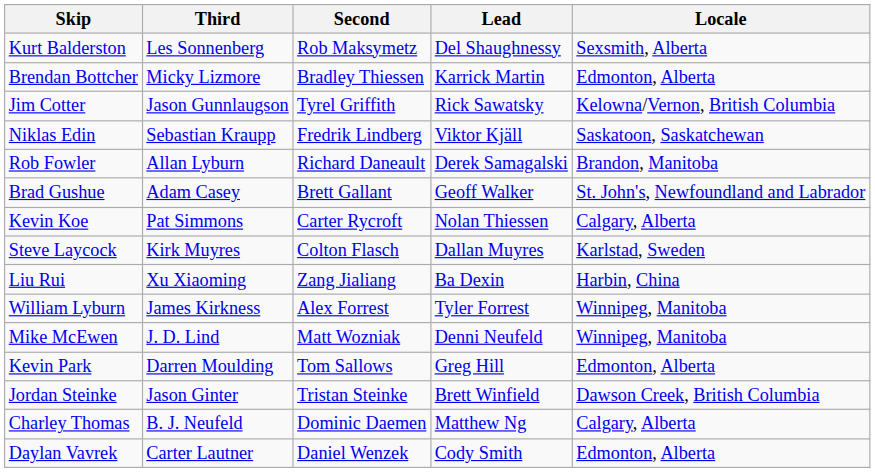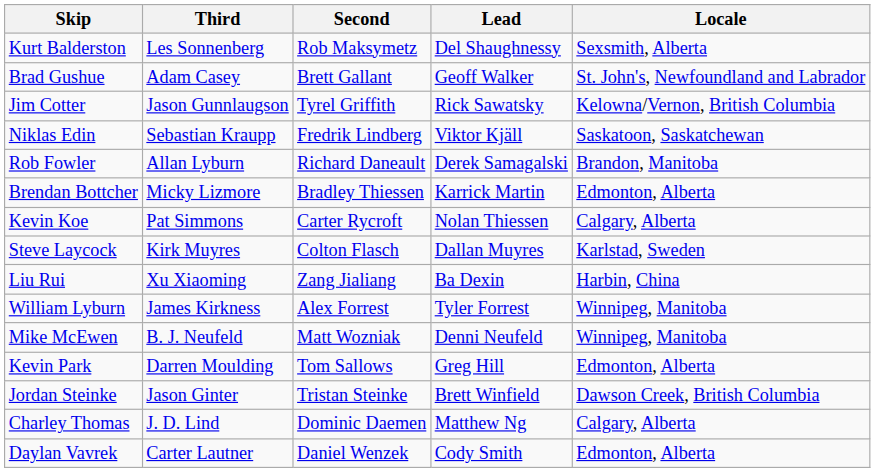rows swapped: (73, 76) <-> (57, 192)
(183, 337) J. D. Lind -> (194, 337) B. J. Neufeld
(194, 423) B. J. Neufeld -> (183, 423) J. D. Lind
